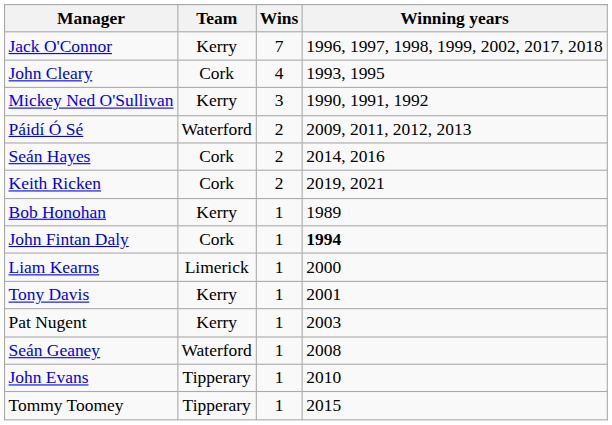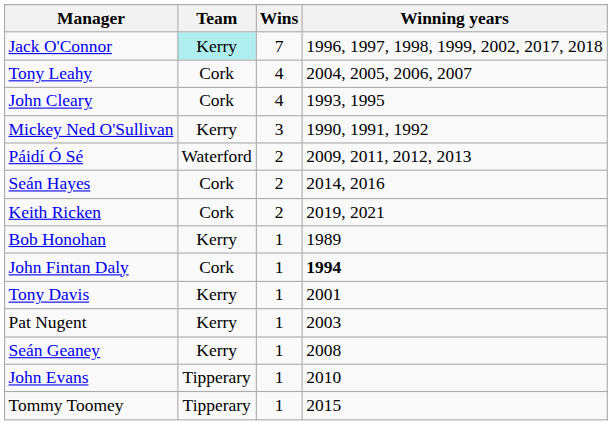(217, 45) no background -> (217, 45) paleturquoise background
+ row: (50, 73)
- row: (54, 267)
(217, 350) Waterford -> (217, 350) Kerry
